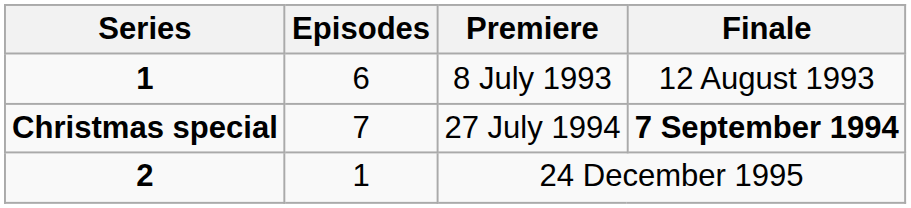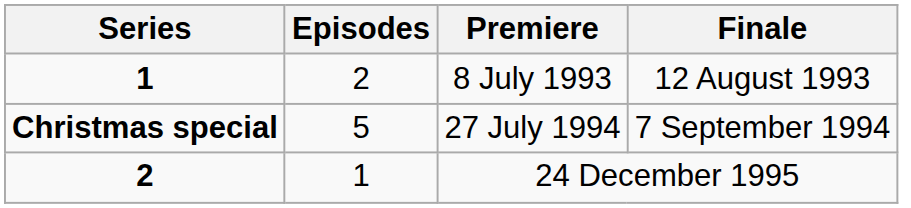(361, 78) 6 -> (361, 78) 2
(361, 127) 7 -> (361, 127) 5
(767, 127) bold -> (762, 127) normal
